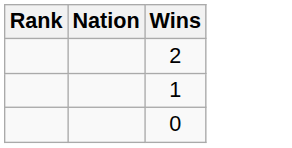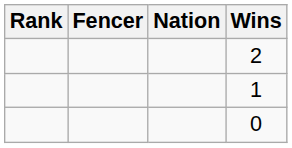+ column: (108, 21)
